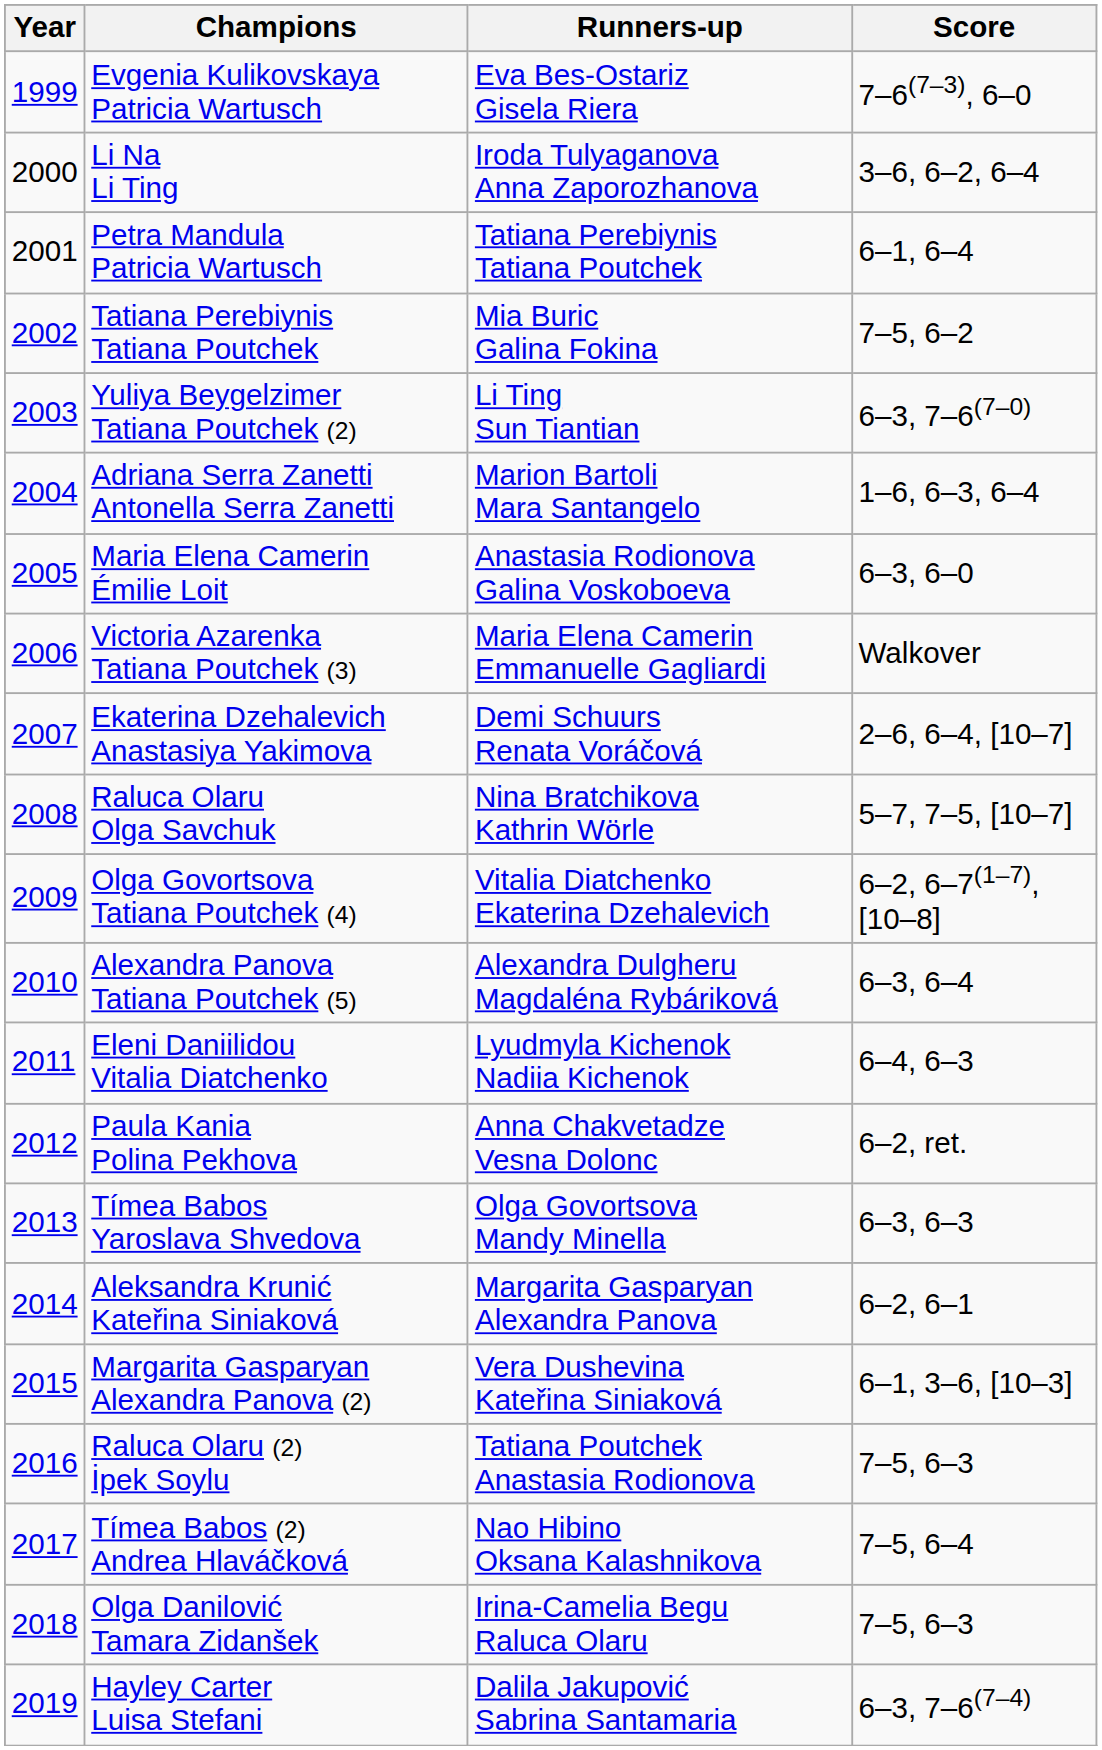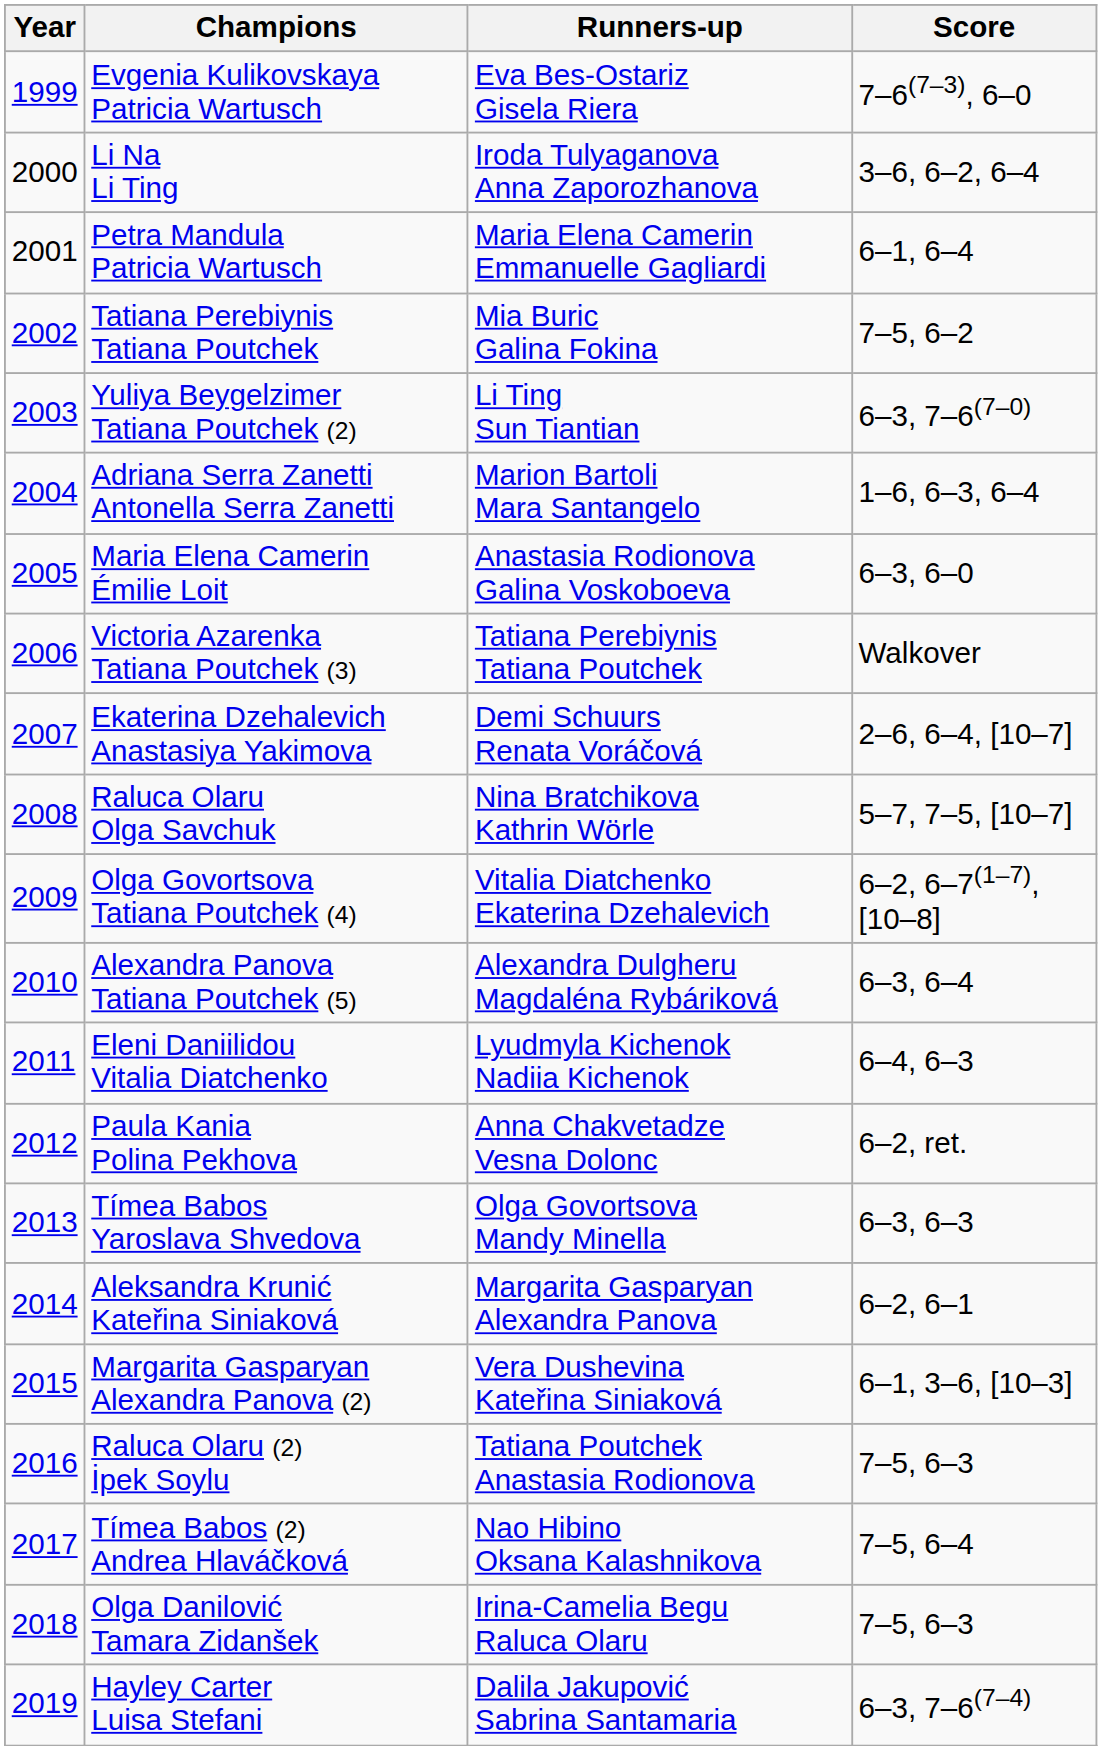(596, 252) Tatiana Perebiynis Tatiana Poutchek -> (620, 252) Maria Elena Camerin Emmanuelle Gagliardi
(620, 653) Maria Elena Camerin Emmanuelle Gagliardi -> (596, 653) Tatiana Perebiynis Tatiana Poutchek
